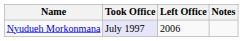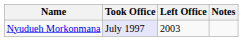(170, 28) 2006 -> (170, 28) 2003
